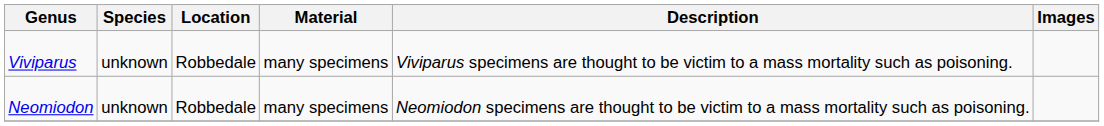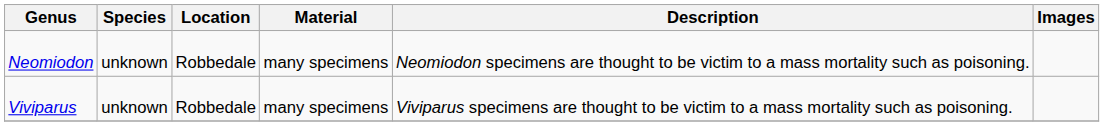rows swapped: (51, 107) <-> (42, 62)
